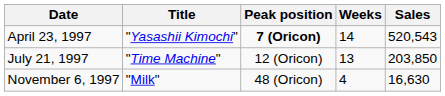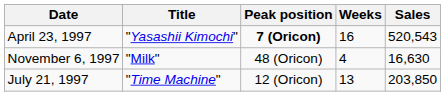(346, 36) 14 -> (346, 36) 16
rows swapped: (48, 58) <-> (64, 79)
